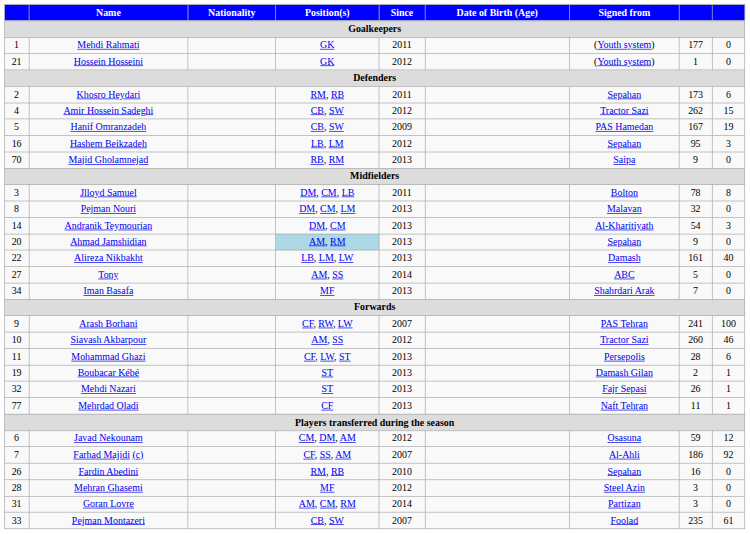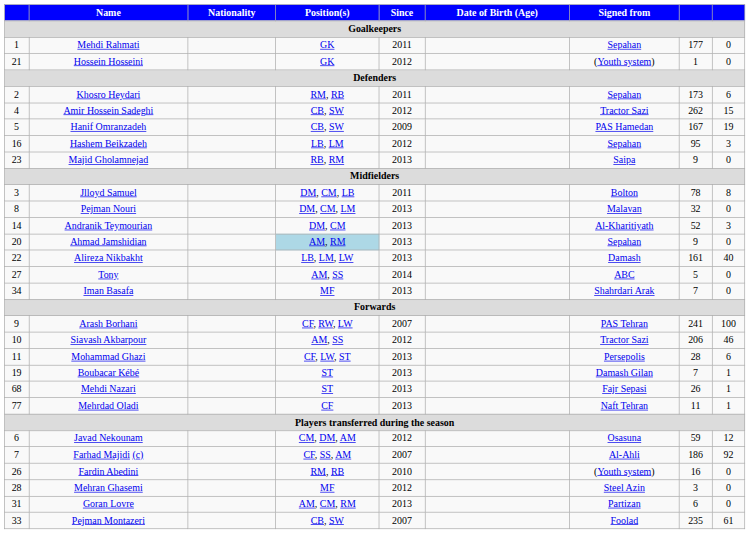(624, 45) (Youth system) -> (624, 45) Sepahan
(17, 160) 70 -> (17, 160) 23
(696, 226) 54 -> (696, 226) 52
(696, 340) 260 -> (696, 340) 206
(696, 373) 2 -> (696, 373) 7
(17, 389) 32 -> (17, 389) 68
(624, 471) Sepahan -> (624, 471) (Youth system)
(402, 504) 2014 -> (402, 504) 2013
(696, 504) 3 -> (696, 504) 6
